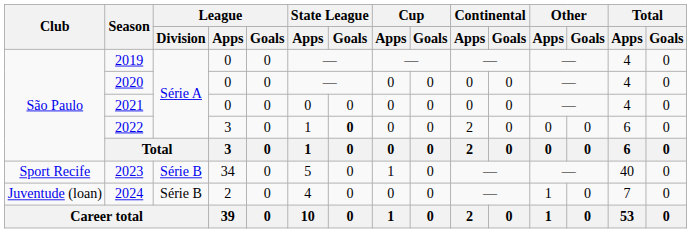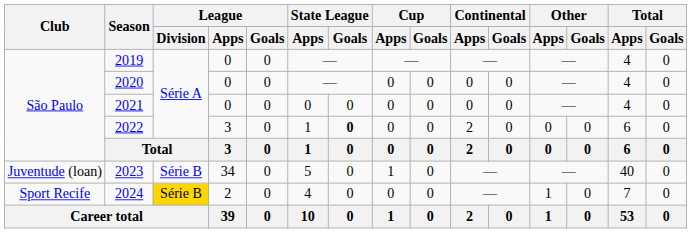(55, 171) Sport Recife -> (55, 171) Juventude (loan)
(55, 194) Juventude (loan) -> (55, 194) Sport Recife
(181, 194) no background -> (181, 194) gold background
